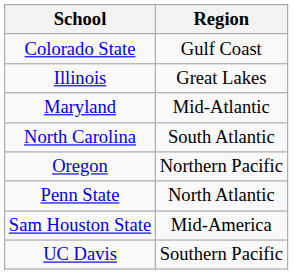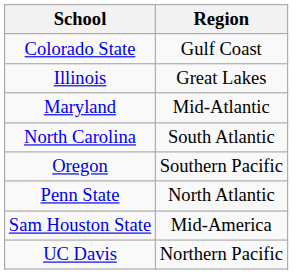(221, 166) Northern Pacific -> (221, 166) Southern Pacific
(221, 254) Southern Pacific -> (221, 254) Northern Pacific
